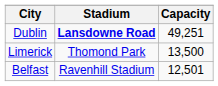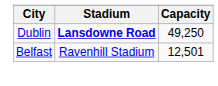(186, 33) 49,251 -> (186, 33) 49,250
- row: (30, 52)
